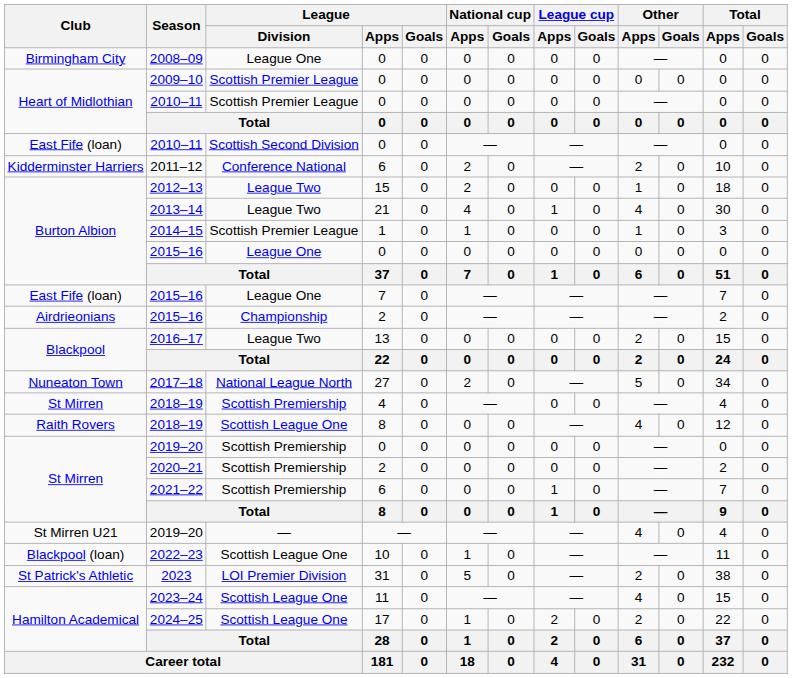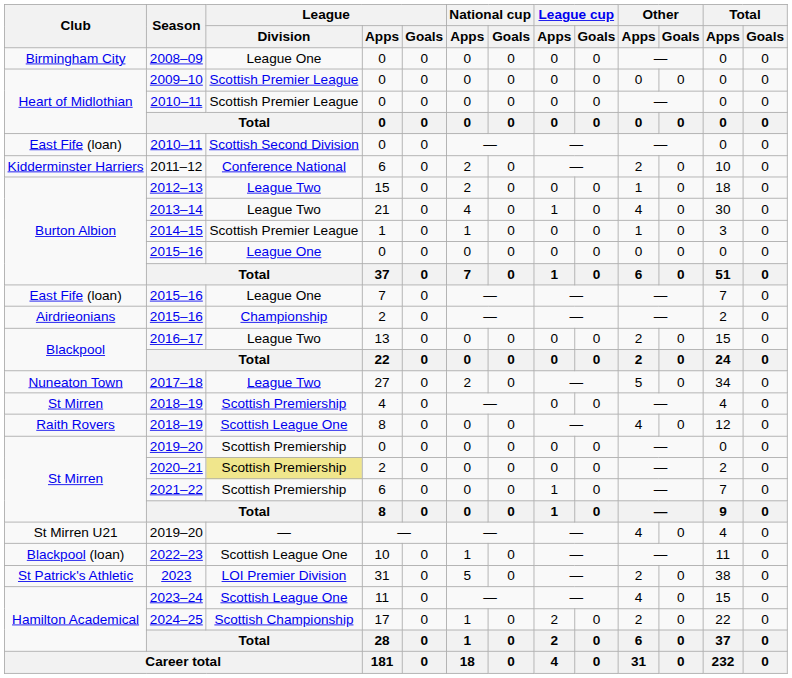(284, 381) National League North -> (284, 381) League Two
(284, 468) no background -> (284, 468) khaki background
(284, 619) Scottish League One -> (284, 619) Scottish Championship
